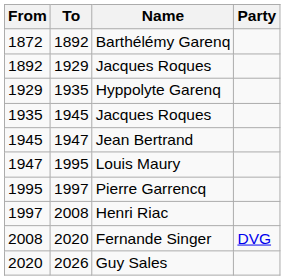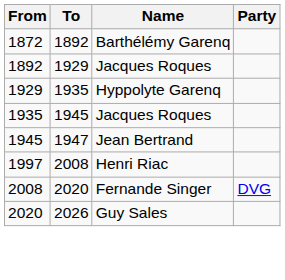- row: (25, 164)
- row: (25, 189)
